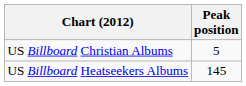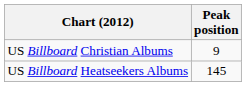(216, 50) 5 -> (216, 50) 9
